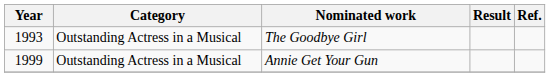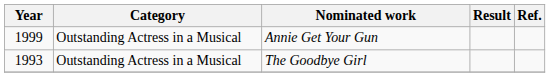rows swapped: (316, 37) <-> (322, 60)
